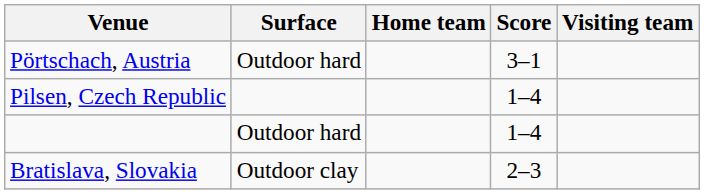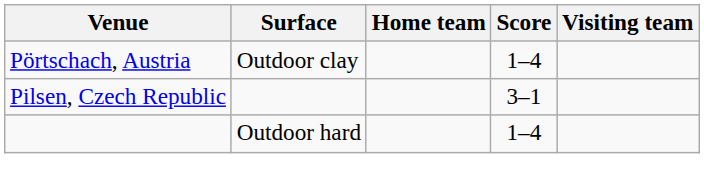(299, 59) Outdoor hard -> (298, 59) Outdoor clay
(524, 59) 3–1 -> (524, 59) 1–4
(524, 96) 1–4 -> (524, 96) 3–1
- row: (104, 170)
